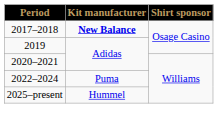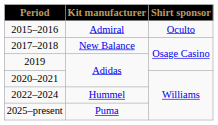+ row: (35, 29)
(107, 29) bold -> (107, 45) normal
(107, 78) Puma -> (107, 95) Hummel
(107, 95) Hummel -> (107, 111) Puma
